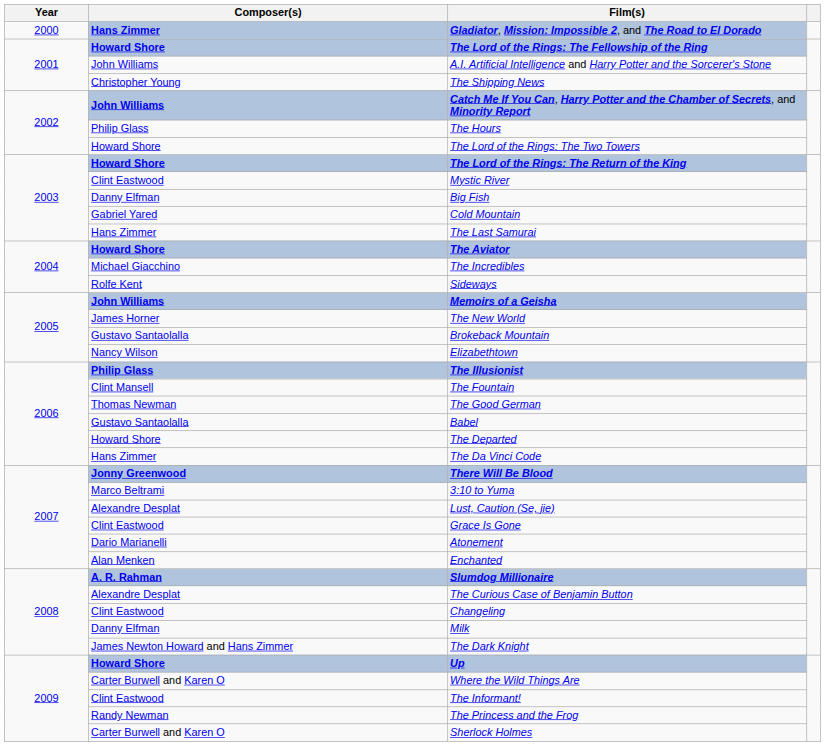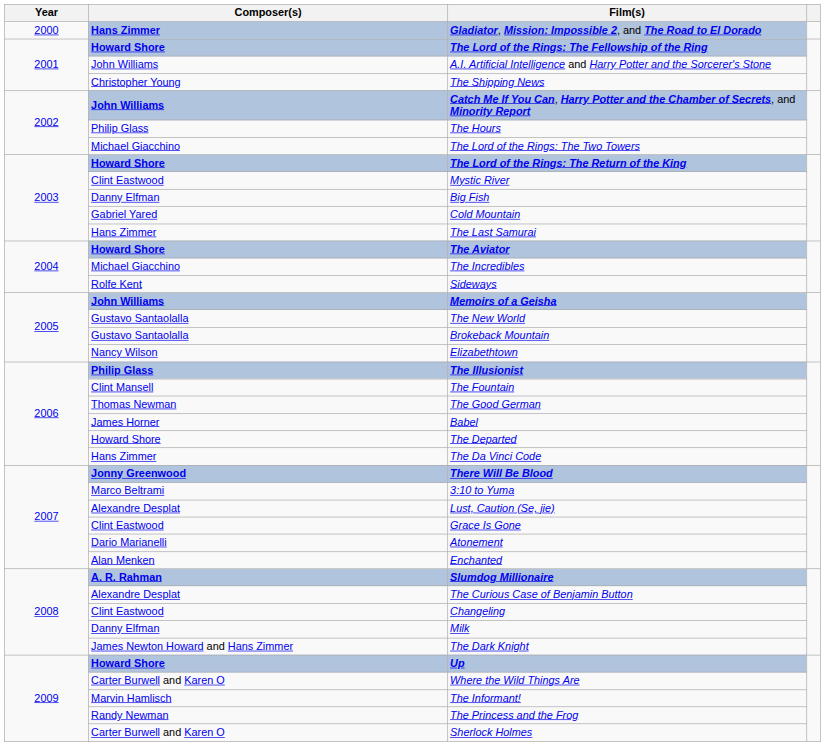(126, 146) Howard Shore -> (136, 146) Michael Giacchino
(125, 318) James Horner -> (140, 318) Gustavo Santaolalla
(140, 422) Gustavo Santaolalla -> (125, 422) James Horner
(127, 698) Clint Eastwood -> (131, 698) Marvin Hamlisch
